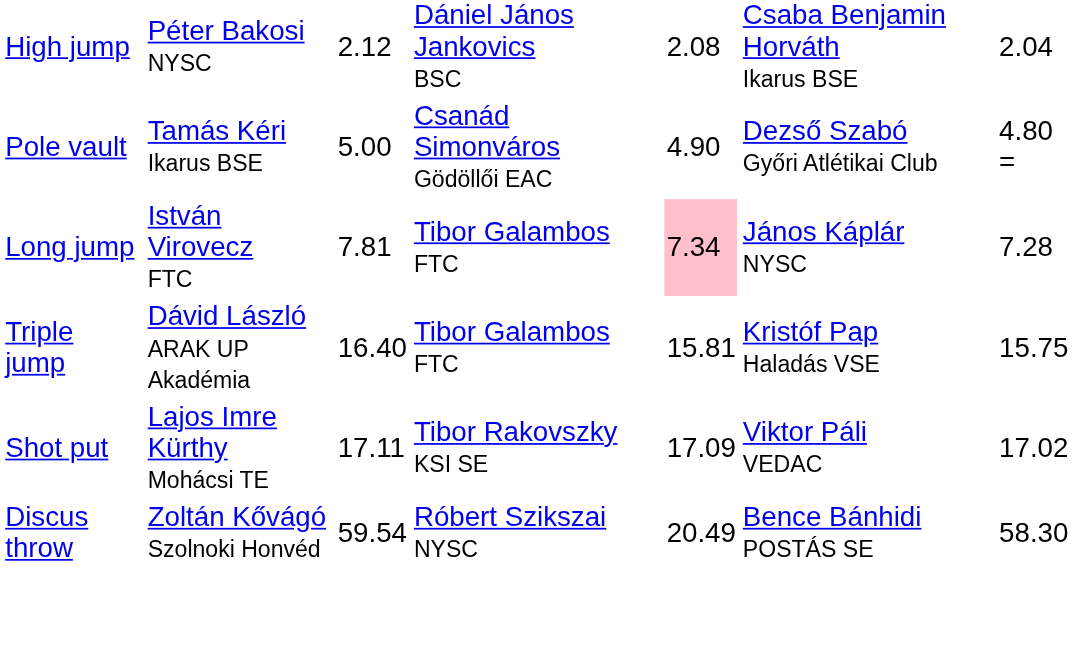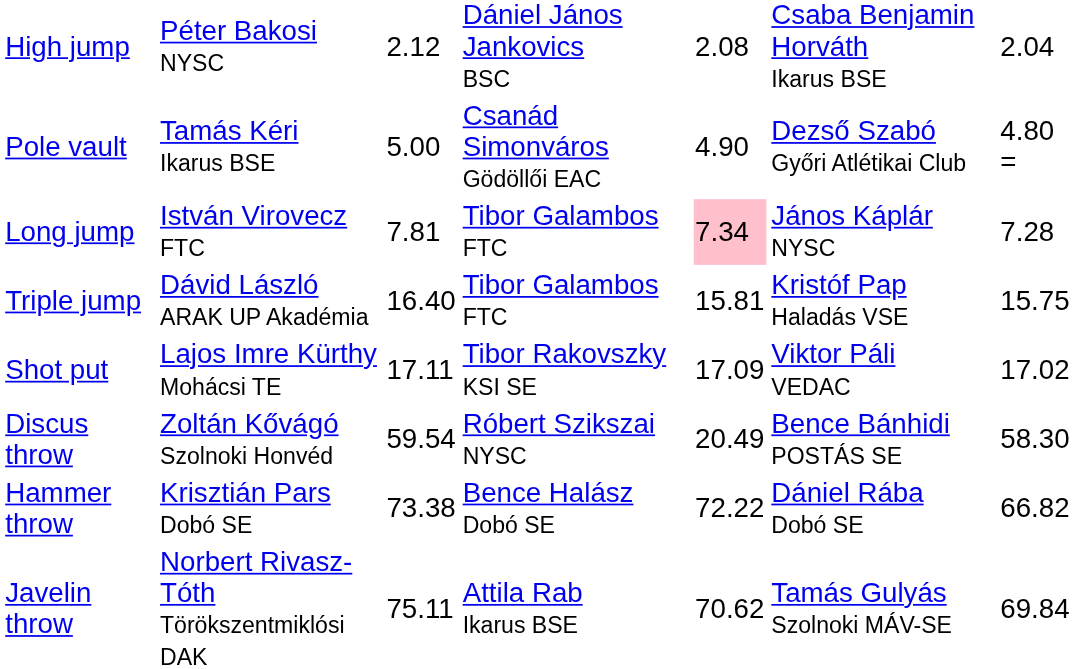+ row: (58, 508)
+ row: (48, 608)
